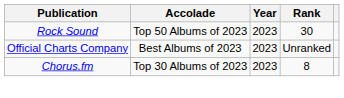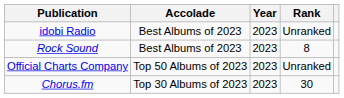+ row: (68, 31)
(190, 31) Top 50 Albums of 2023 -> (190, 48) Best Albums of 2023
(307, 31) 30 -> (307, 48) 8
(190, 48) Best Albums of 2023 -> (190, 66) Top 50 Albums of 2023
(307, 66) 8 -> (307, 84) 30
